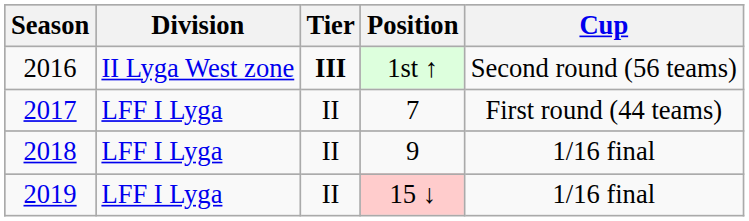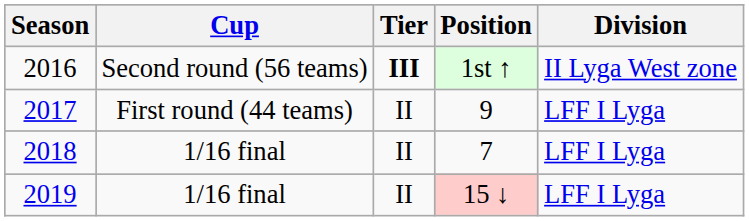columns swapped: (198, 25) <-> (604, 25)
(413, 109) 7 -> (486, 109) 9
(413, 151) 9 -> (486, 151) 7
